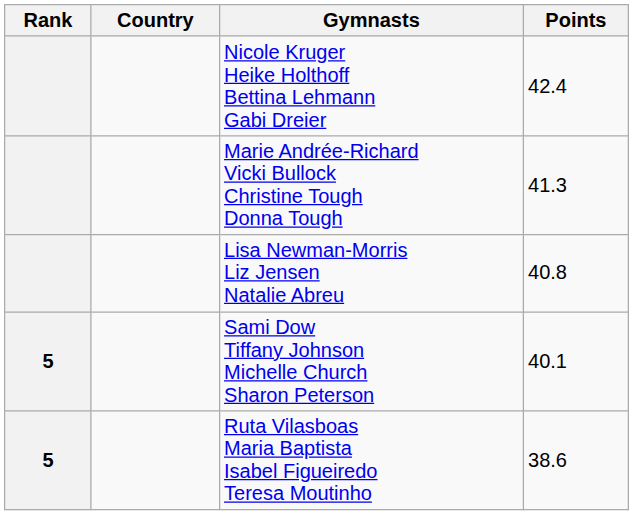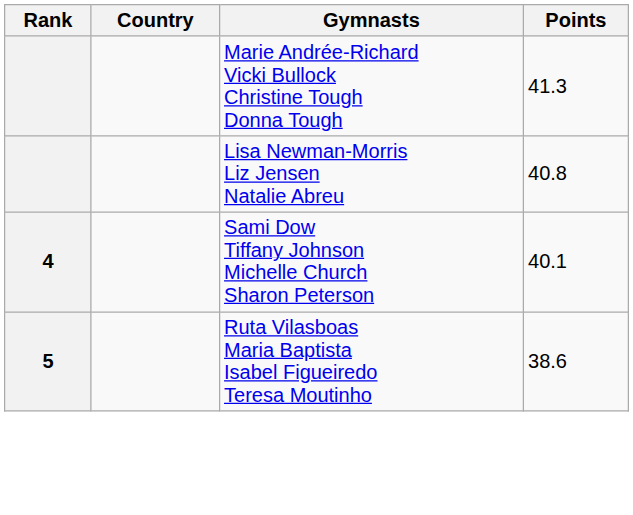- row: (300, 85)
(48, 360) 5 -> (48, 261) 4
